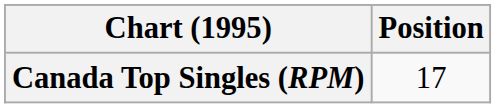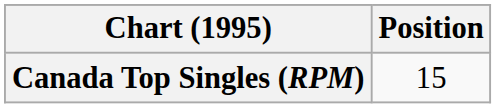(431, 77) 17 -> (431, 77) 15
